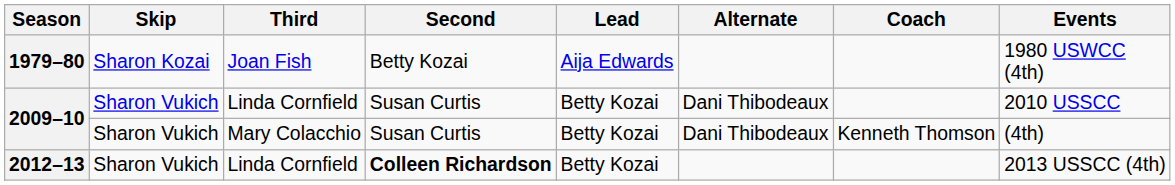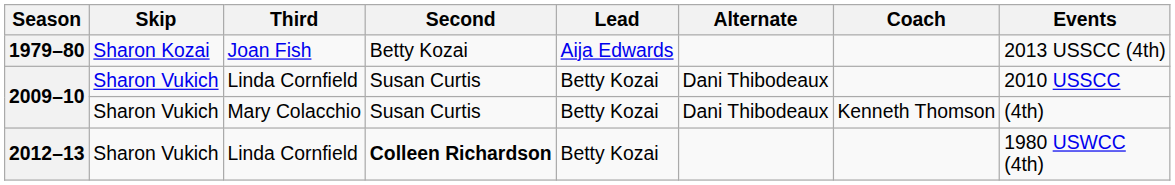(1065, 61) 1980 USWCC (4th) -> (1085, 50) 2013 USSCC (4th)
(1085, 164) 2013 USSCC (4th) -> (1065, 153) 1980 USWCC (4th)
